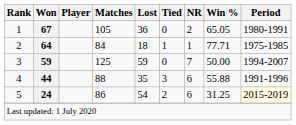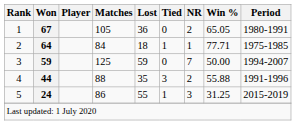(189, 78) 6 -> (189, 78) 2
(143, 95) 54 -> (143, 95) 55
(164, 95) 2 -> (164, 95) 1
(189, 95) 6 -> (189, 95) 3
(266, 95) lightyellow background -> (266, 95) no background
